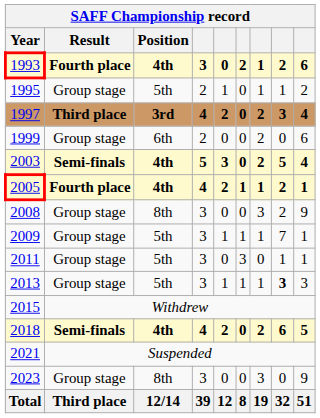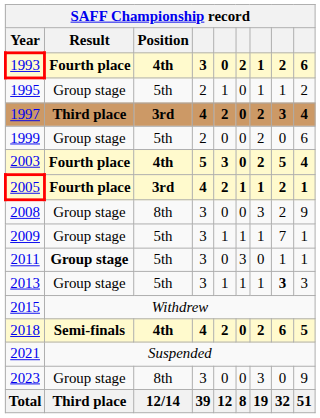(163, 138) 6th -> (163, 138) 5th
(89, 162) Semi-finals -> (89, 162) Fourth place
(163, 187) 4th -> (163, 187) 3rd
(89, 259) normal -> (89, 259) bold
